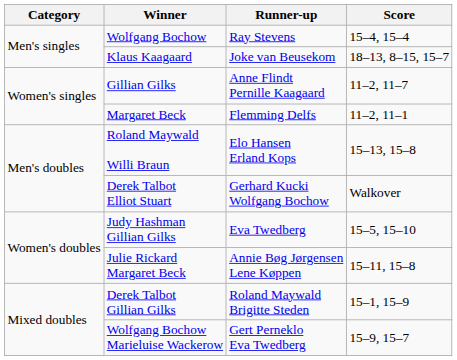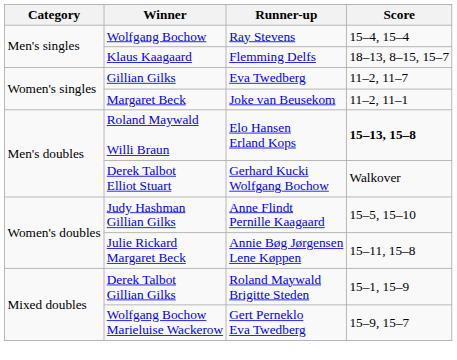(282, 57) Joke van Beusekom -> (273, 57) Flemming Delfs
(277, 85) Anne Flindt Pernille Kaagaard -> (267, 78) Eva Twedberg
(273, 114) Flemming Delfs -> (282, 99) Joke van Beusekom
(383, 150) normal -> (383, 135) bold
(267, 229) Eva Twedberg -> (277, 214) Anne Flindt Pernille Kaagaard
